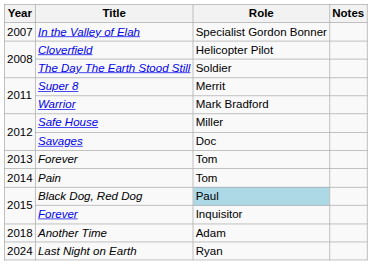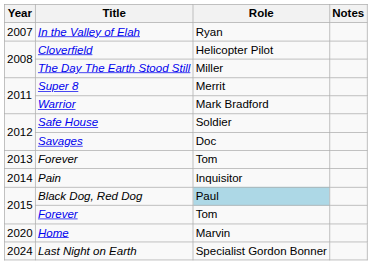(261, 31) Specialist Gordon Bonner -> (209, 31) Ryan
(214, 68) Soldier -> (209, 68) Miller
(209, 123) Miller -> (214, 123) Soldier
(207, 178) Tom -> (219, 178) Inquisitor
(219, 214) Inquisitor -> (207, 214) Tom
- row: (20, 232)
+ row: (20, 232)
(209, 251) Ryan -> (261, 251) Specialist Gordon Bonner
